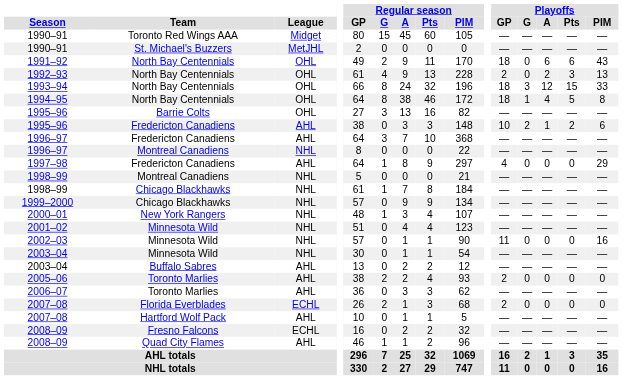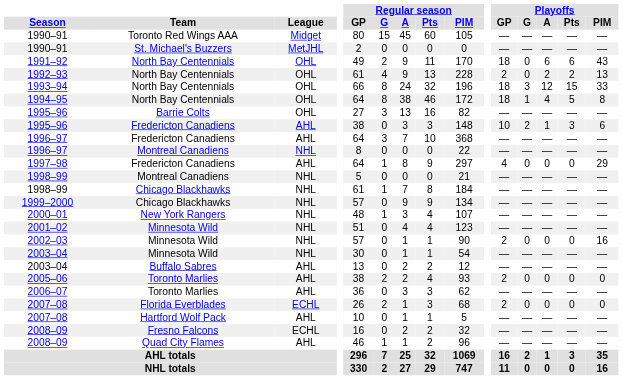(572, 74) 3 -> (572, 74) 2
(572, 125) 2 -> (572, 125) 3
(504, 240) 11 -> (504, 240) 2
